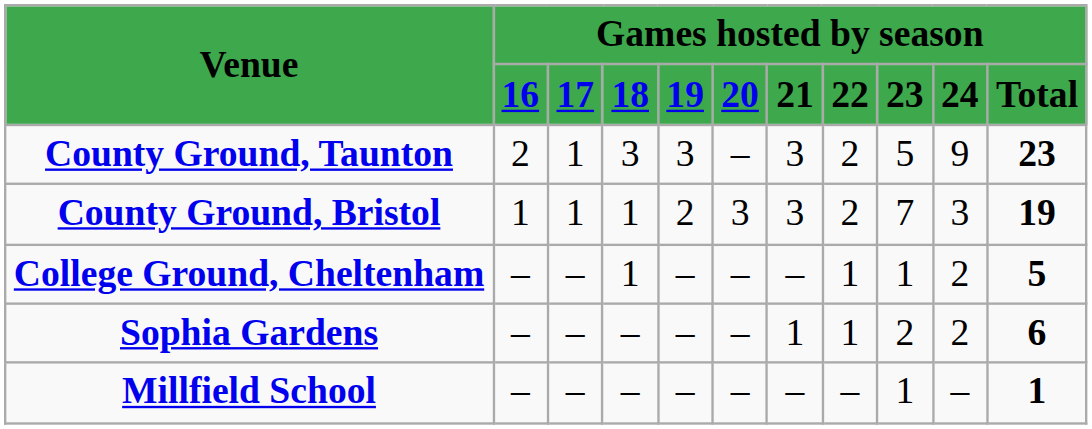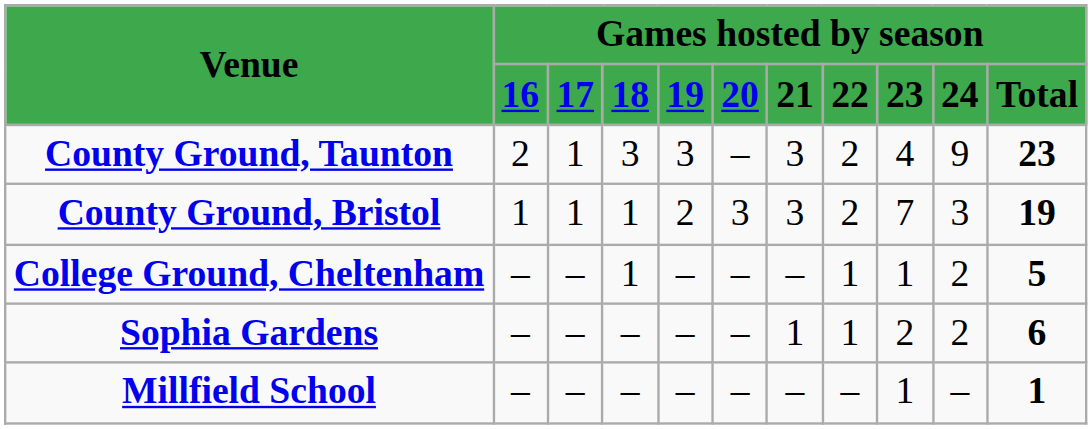(905, 153) 5 -> (905, 153) 4
